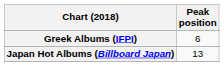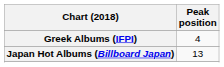(198, 38) 6 -> (198, 38) 4
